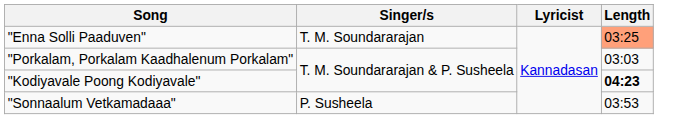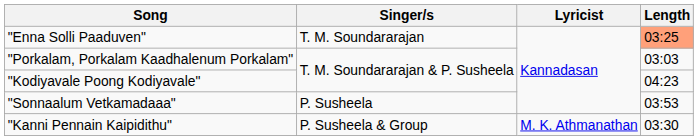(622, 81) bold -> (661, 81) normal
+ row: (90, 125)
